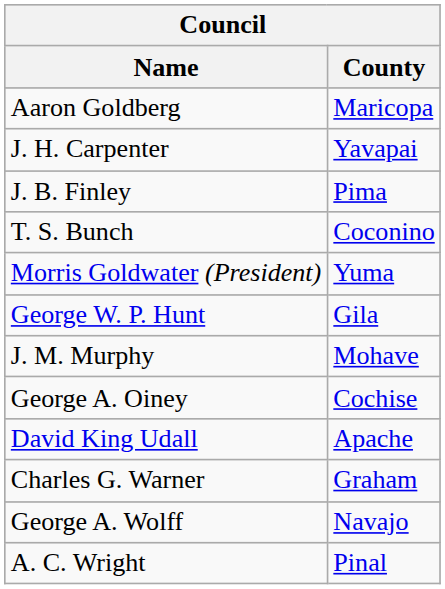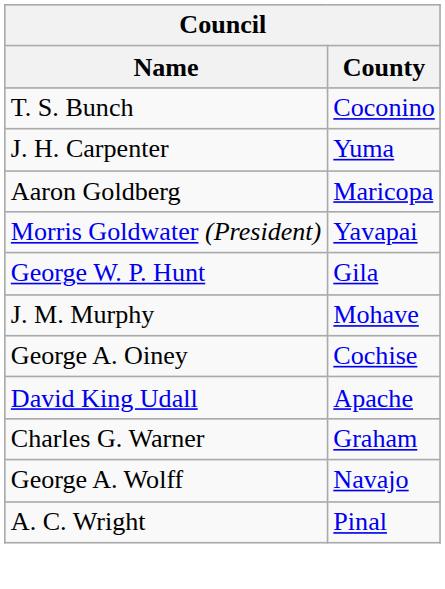rows swapped: (72, 231) <-> (96, 107)
(375, 149) Yavapai -> (364, 149) Yuma
- row: (71, 190)
(364, 273) Yuma -> (375, 231) Yavapai
